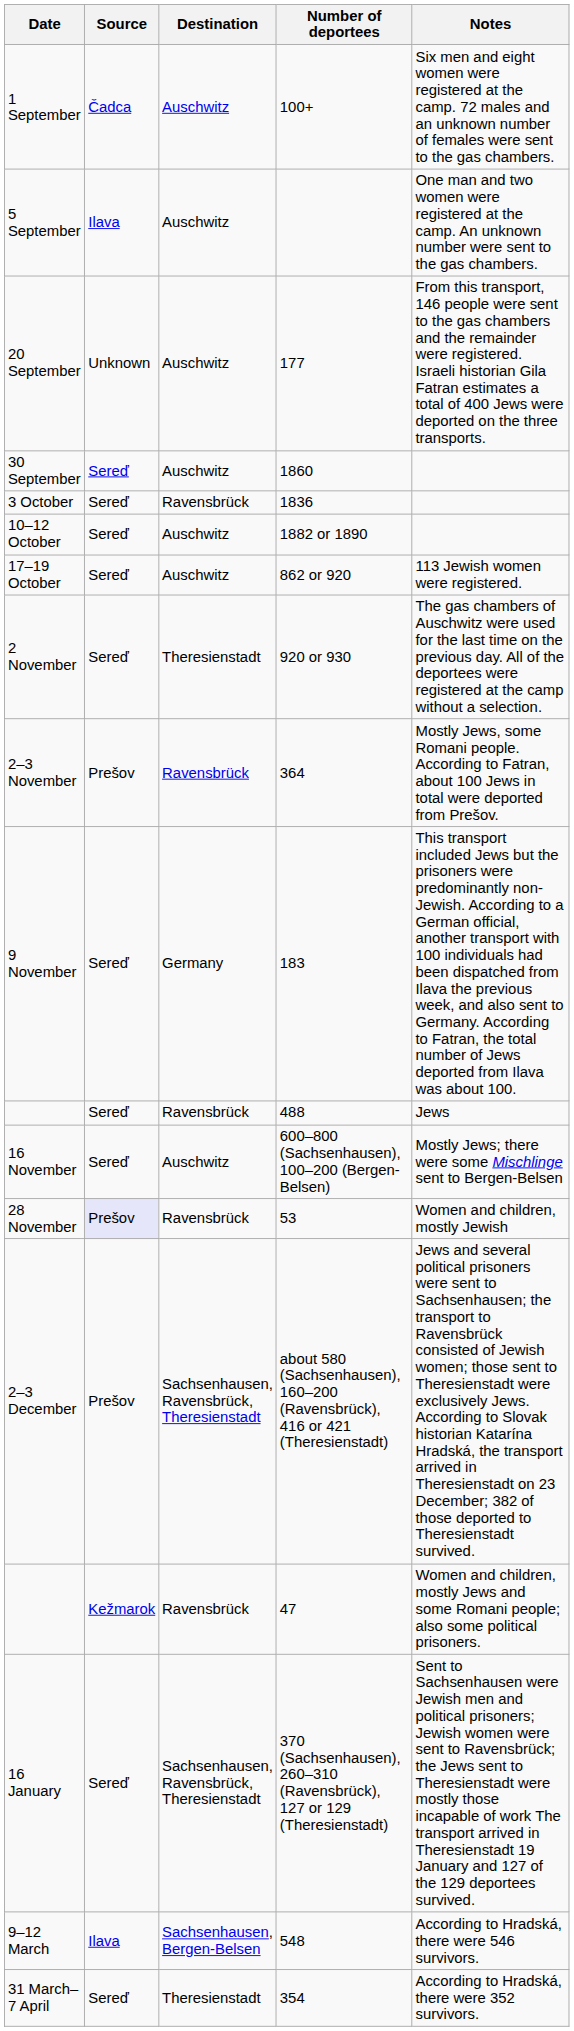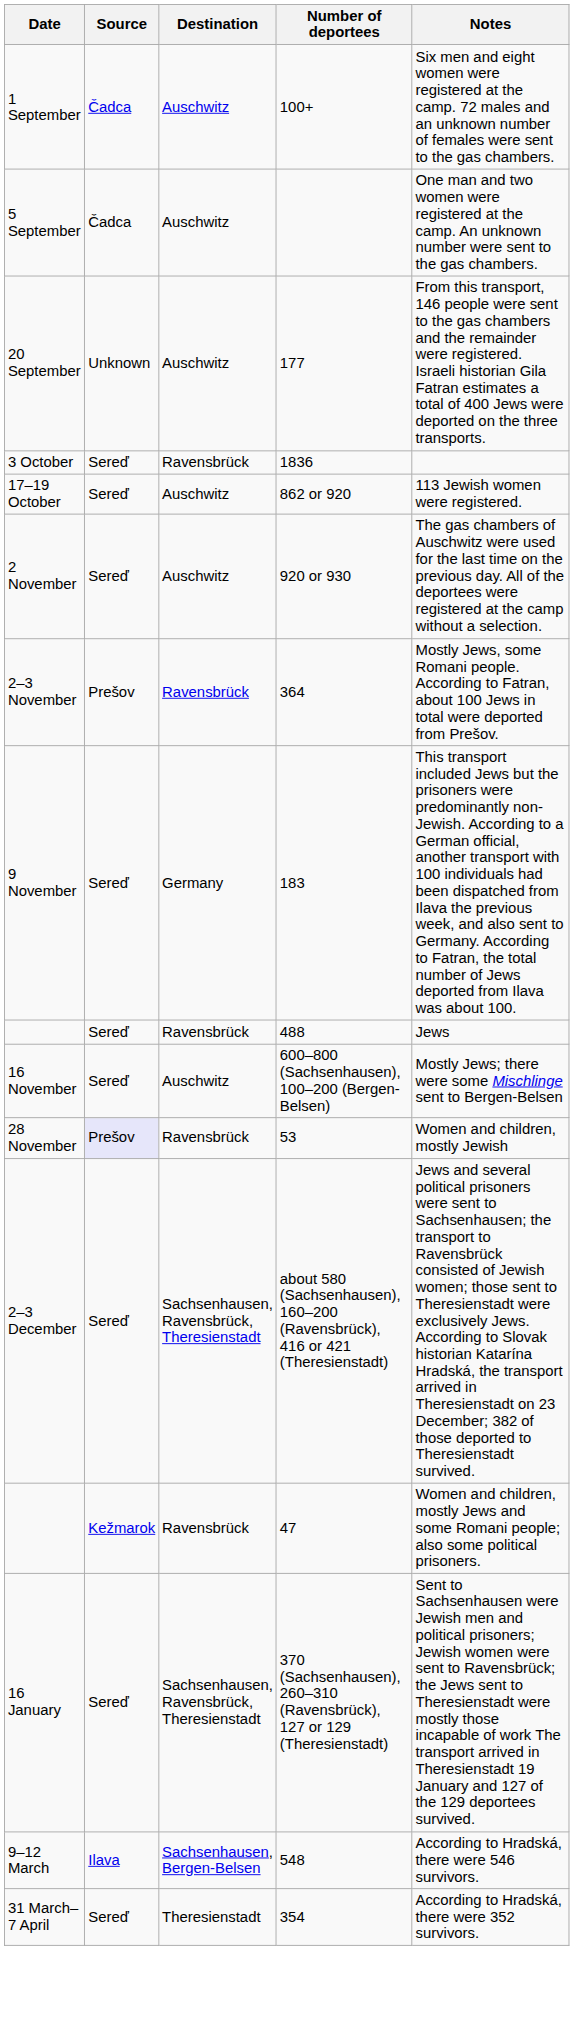(104, 222) Ilava -> (110, 222) Čadca
- row: (44, 470)
- row: (34, 534)
(211, 657) Theresienstadt -> (196, 576) Auschwitz
(111, 1401) Prešov -> (109, 1320) Sereď
